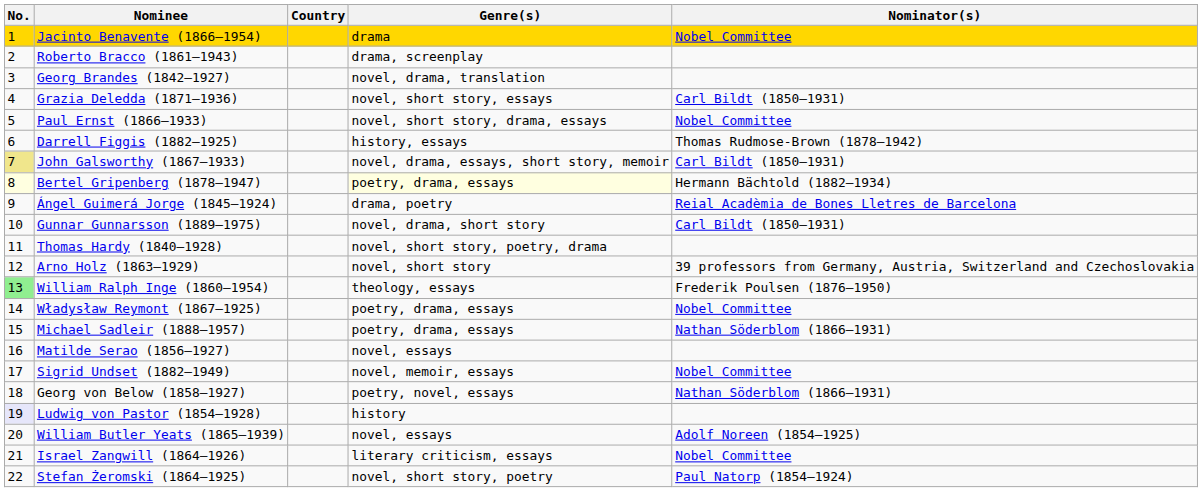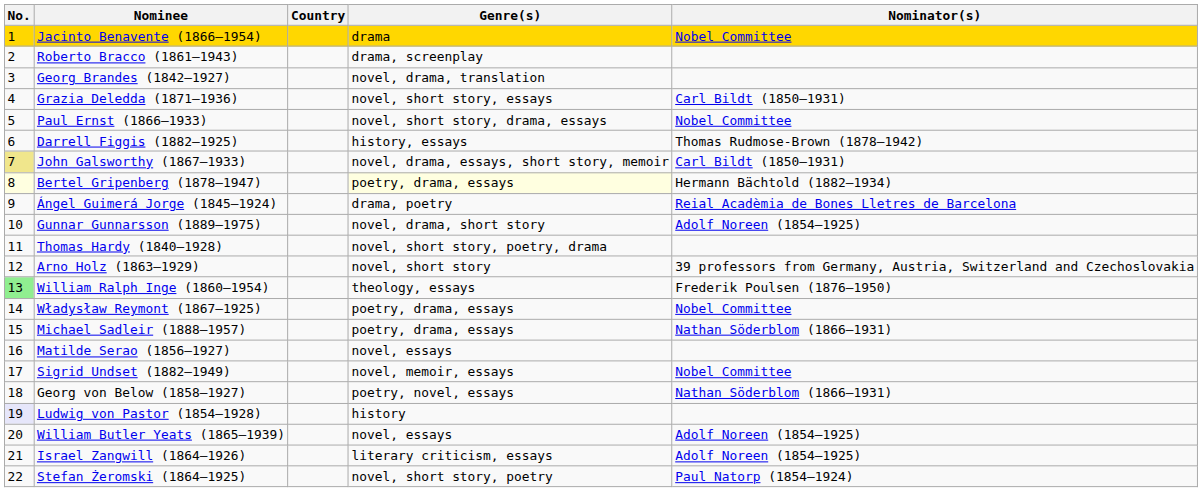(760, 225) Carl Bildt (1850–1931) -> (768, 225) Adolf Noreen (1854–1925)
(733, 455) Nobel Committee -> (768, 455) Adolf Noreen (1854–1925)
